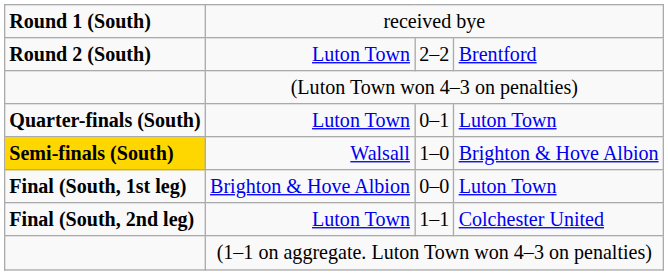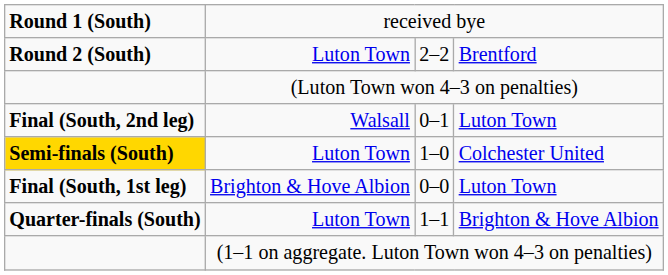(105, 120) Quarter-finals (South) -> (102, 120) Final (South, 2nd leg)
(361, 120) Luton Town -> (380, 120) Walsall
(380, 153) Walsall -> (361, 153) Luton Town
(559, 153) Brighton & Hove Albion -> (531, 153) Colchester United
(102, 219) Final (South, 2nd leg) -> (105, 219) Quarter-finals (South)
(531, 219) Colchester United -> (559, 219) Brighton & Hove Albion
